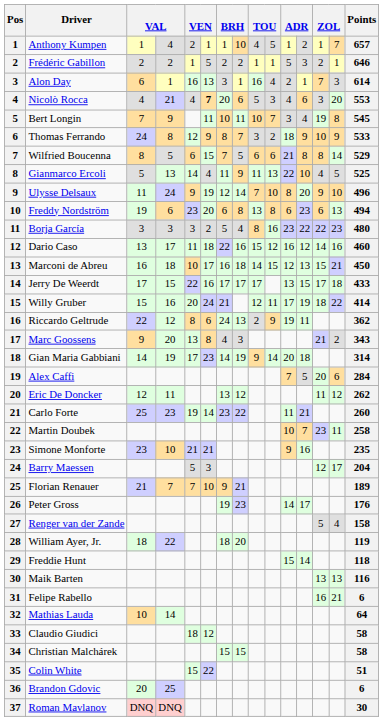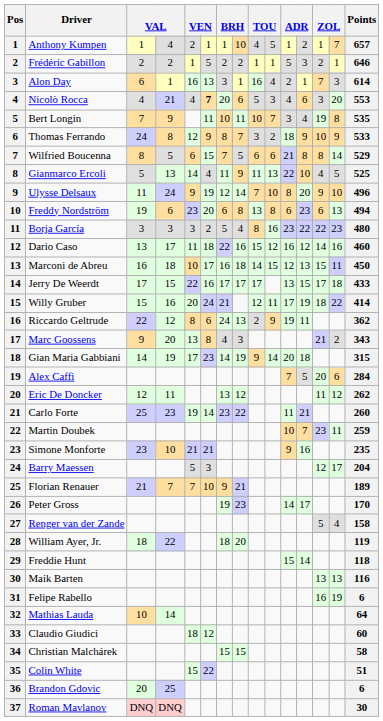(362, 119) 545 -> (362, 119) 535
(337, 266) 21 -> (337, 266) 11
(362, 358) 314 -> (362, 358) 315
(362, 431) 258 -> (362, 431) 259
(362, 505) 176 -> (362, 505) 170
(337, 597) 21 -> (337, 597) 19
(362, 634) 58 -> (362, 634) 60
